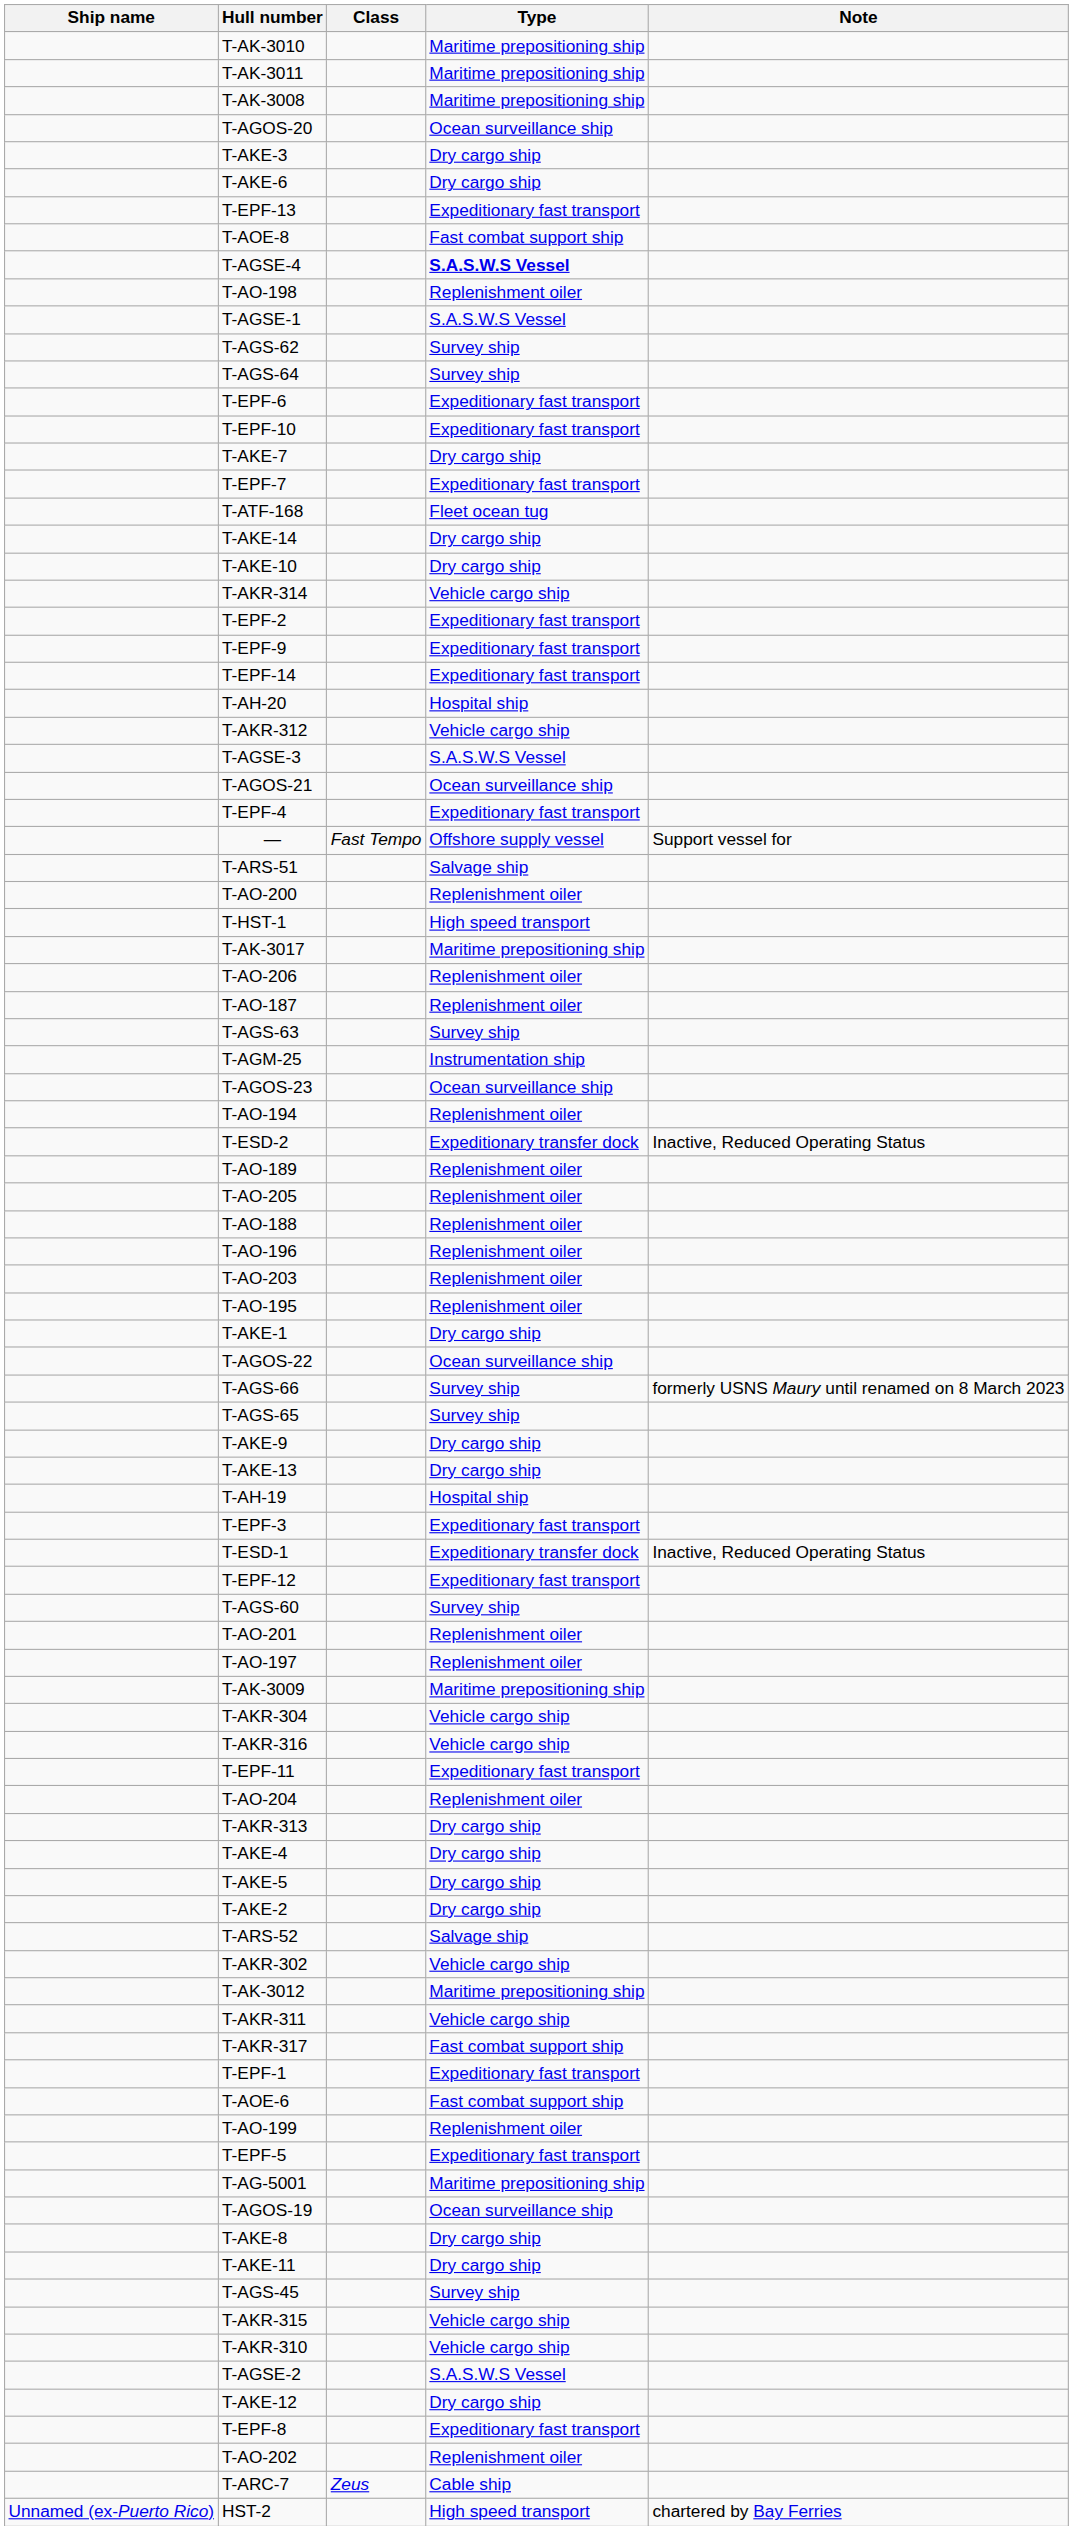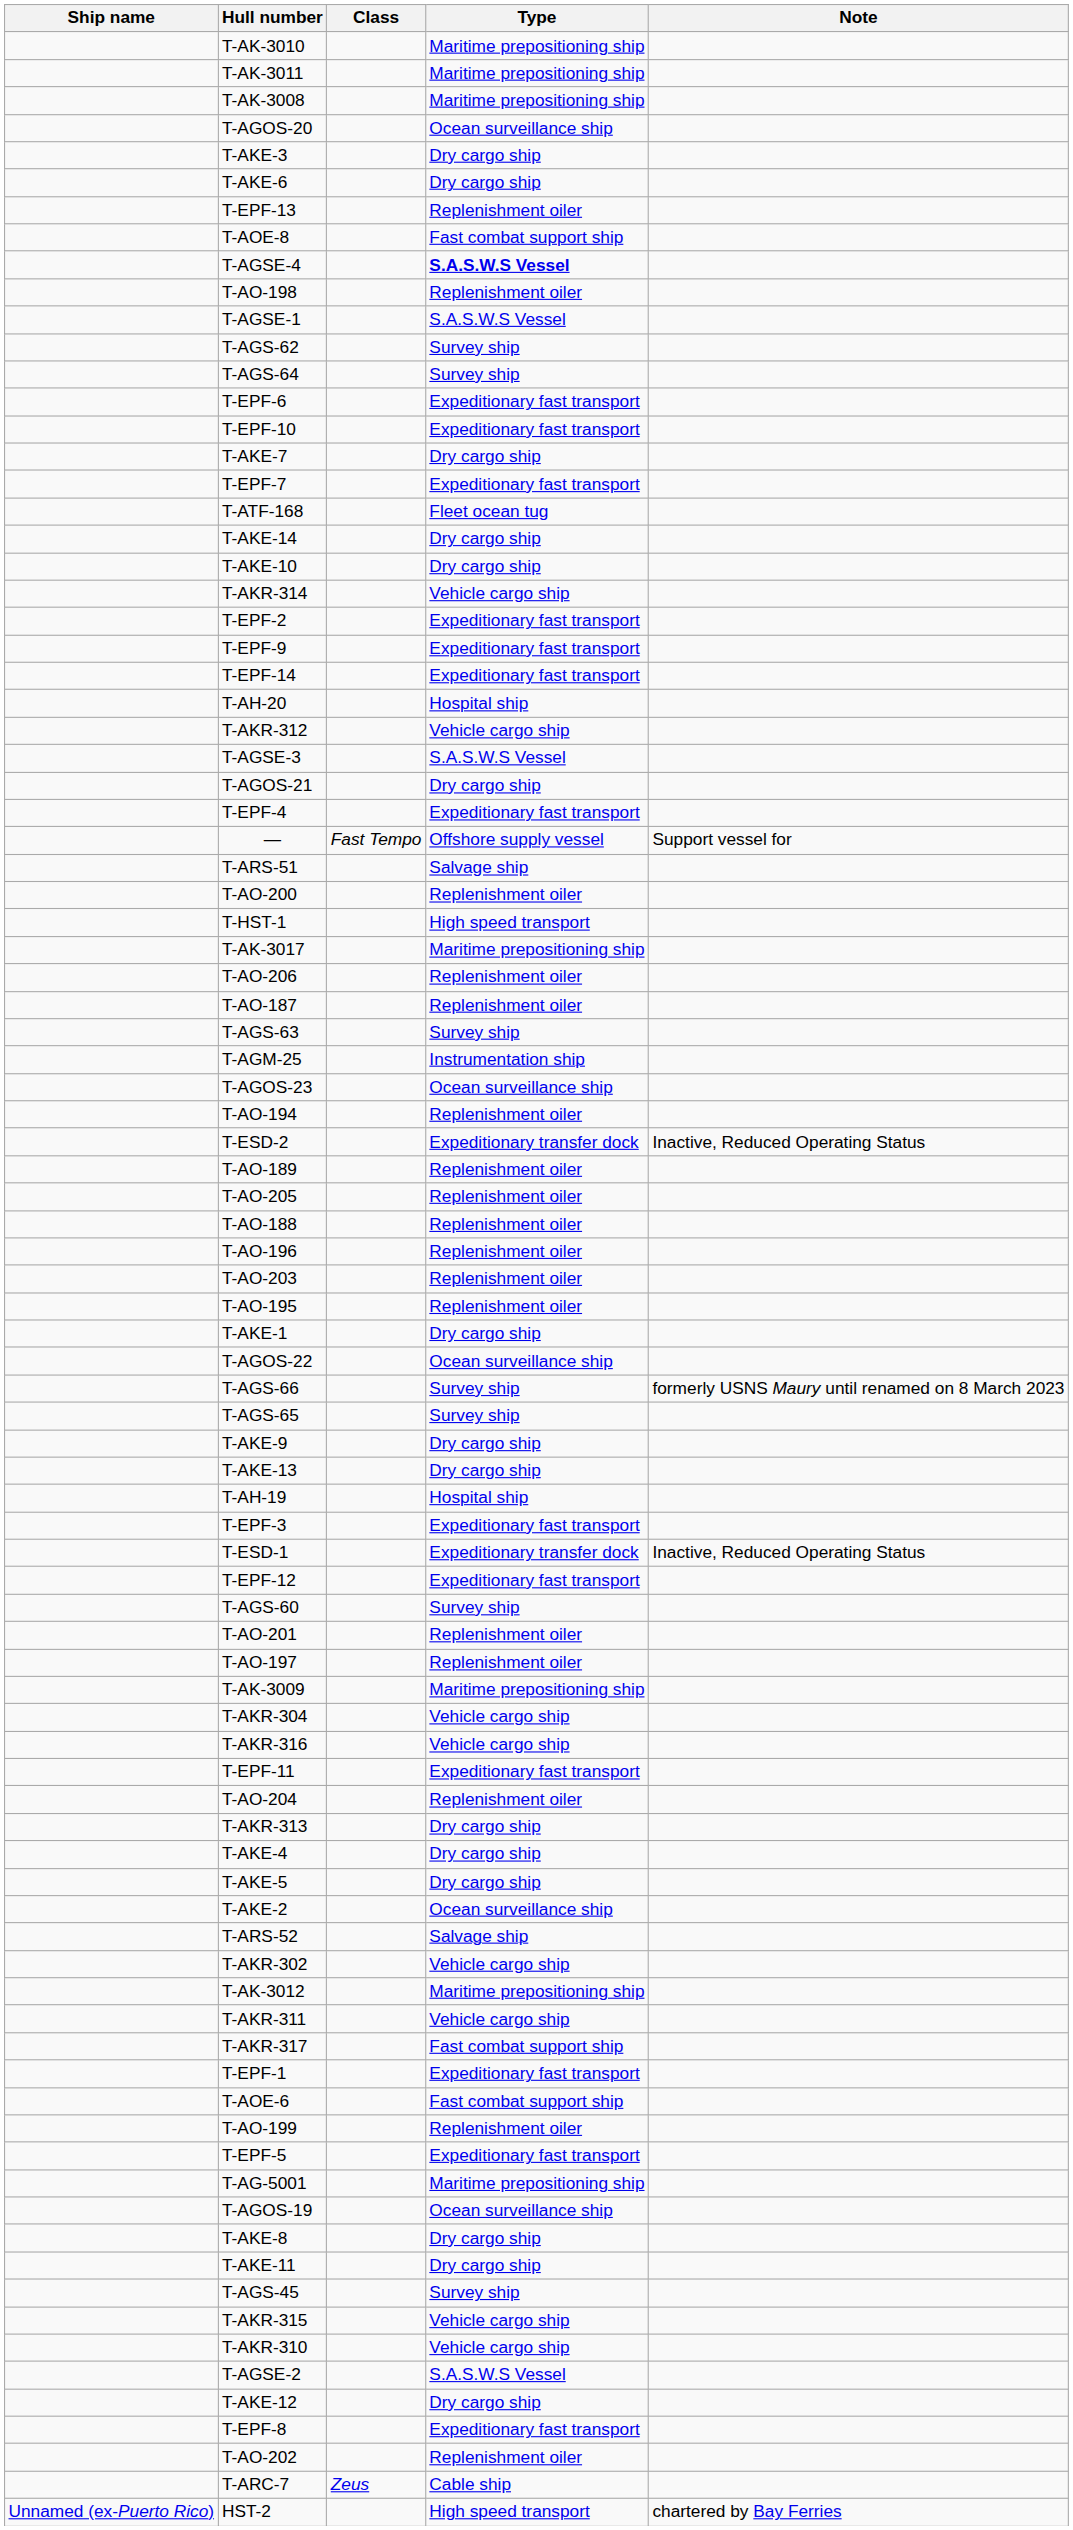(535, 210) Expeditionary fast transport -> (506, 210) Replenishment oiler
(521, 785) Ocean surveillance ship -> (485, 785) Dry cargo ship
(485, 1909) Dry cargo ship -> (521, 1909) Ocean surveillance ship
